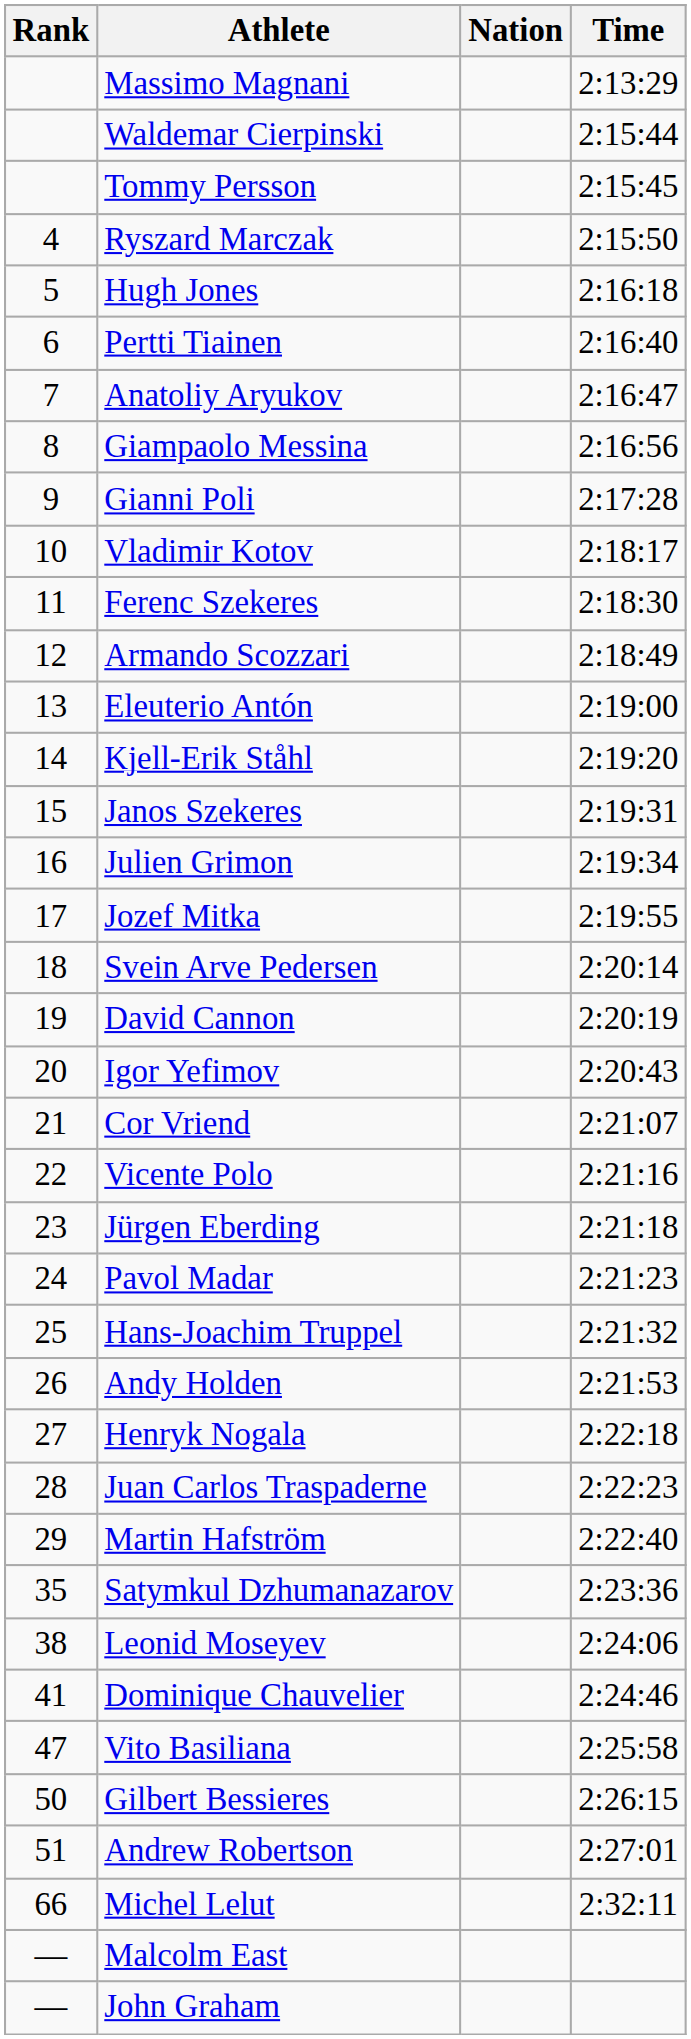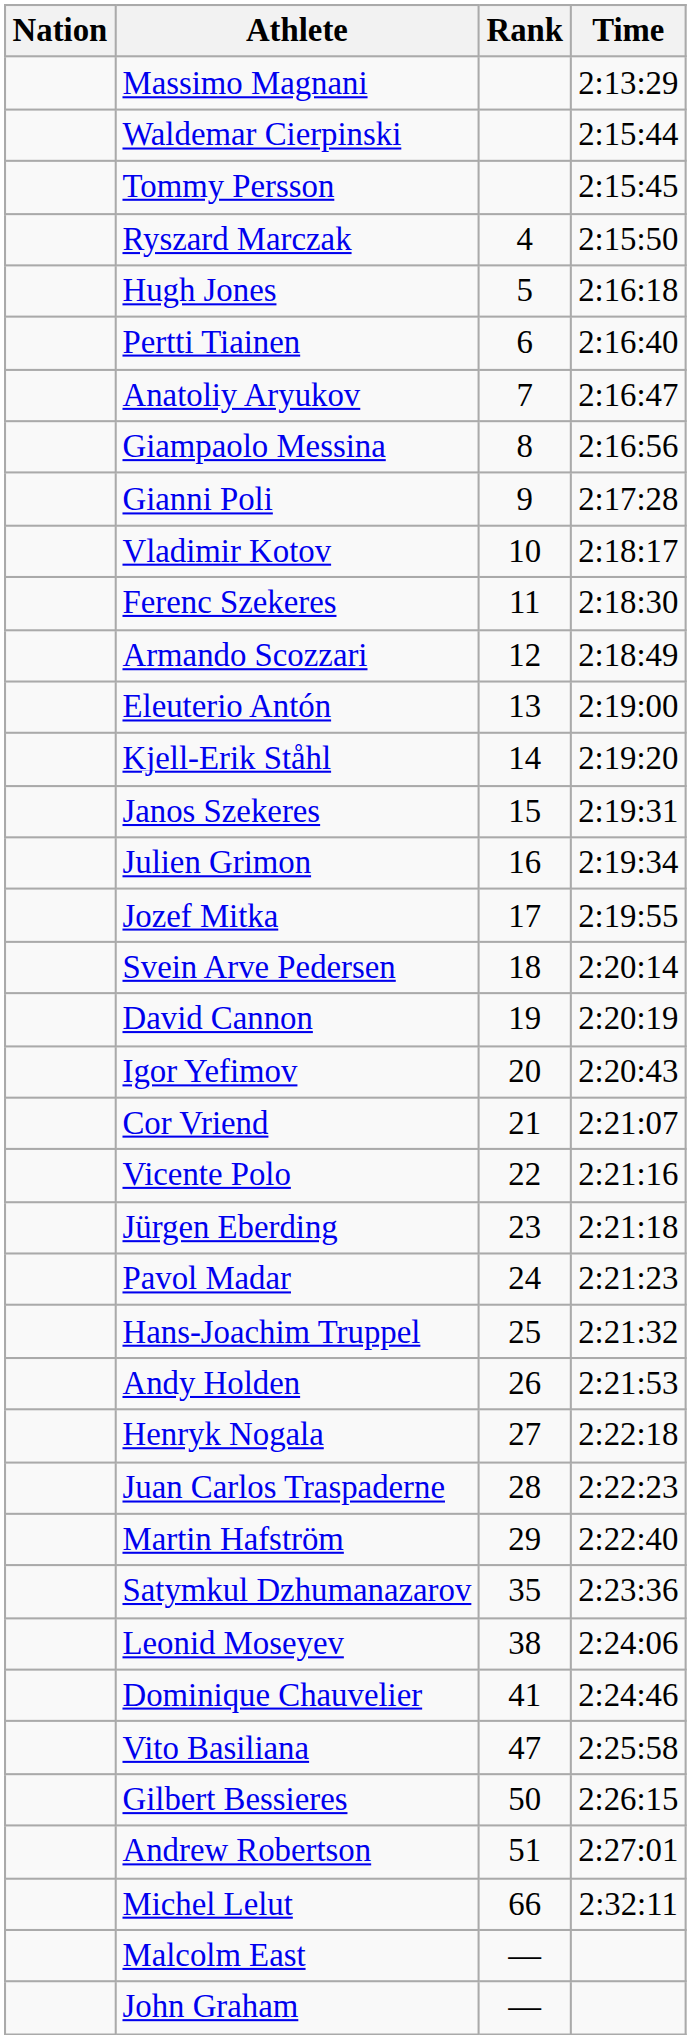columns swapped: (51, 30) <-> (516, 30)
